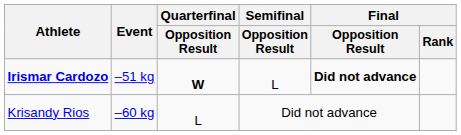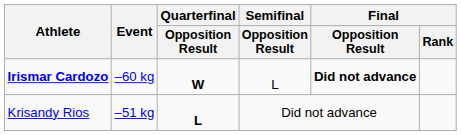(134, 77) –51 kg -> (134, 77) –60 kg
(134, 113) –60 kg -> (134, 113) –51 kg
(198, 120) normal -> (198, 120) bold
